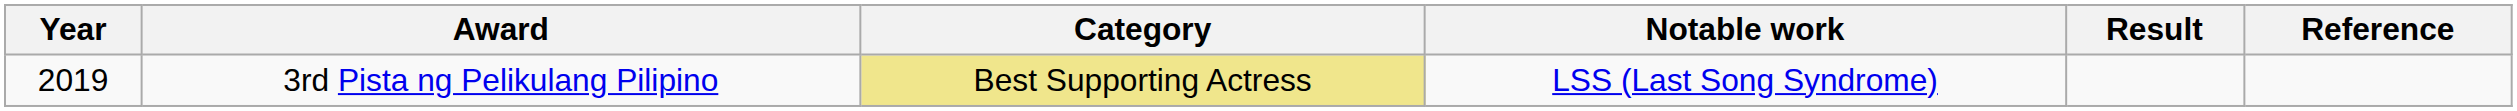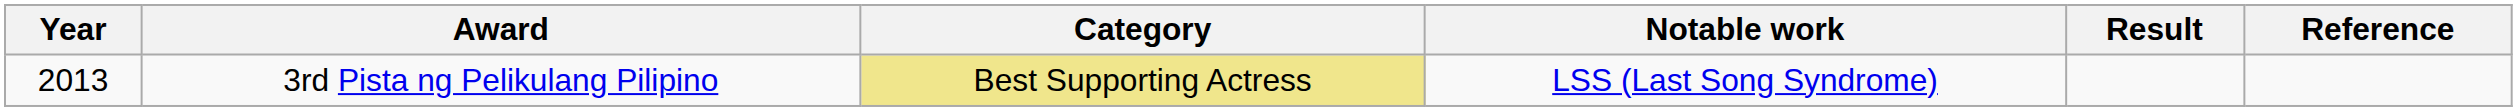(73, 79) 2019 -> (73, 79) 2013
